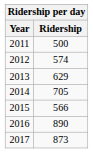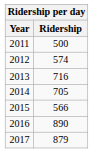(61, 76) 629 -> (61, 76) 716
(61, 140) 873 -> (61, 140) 879
